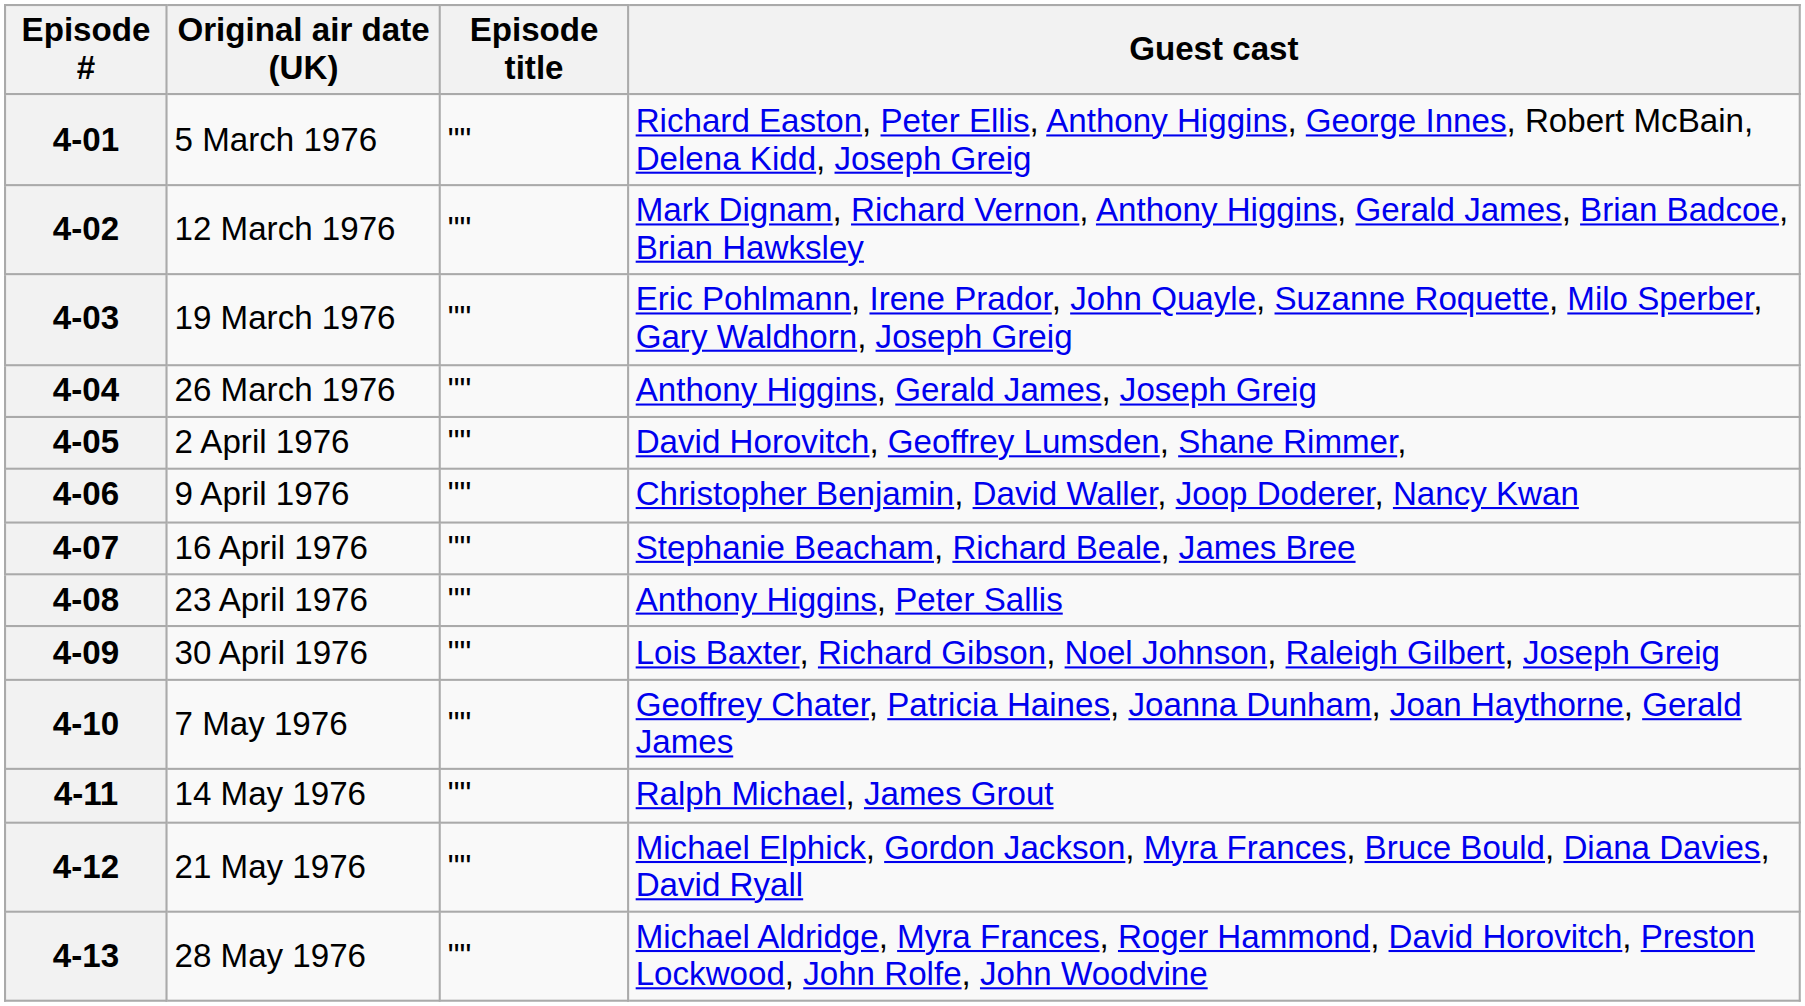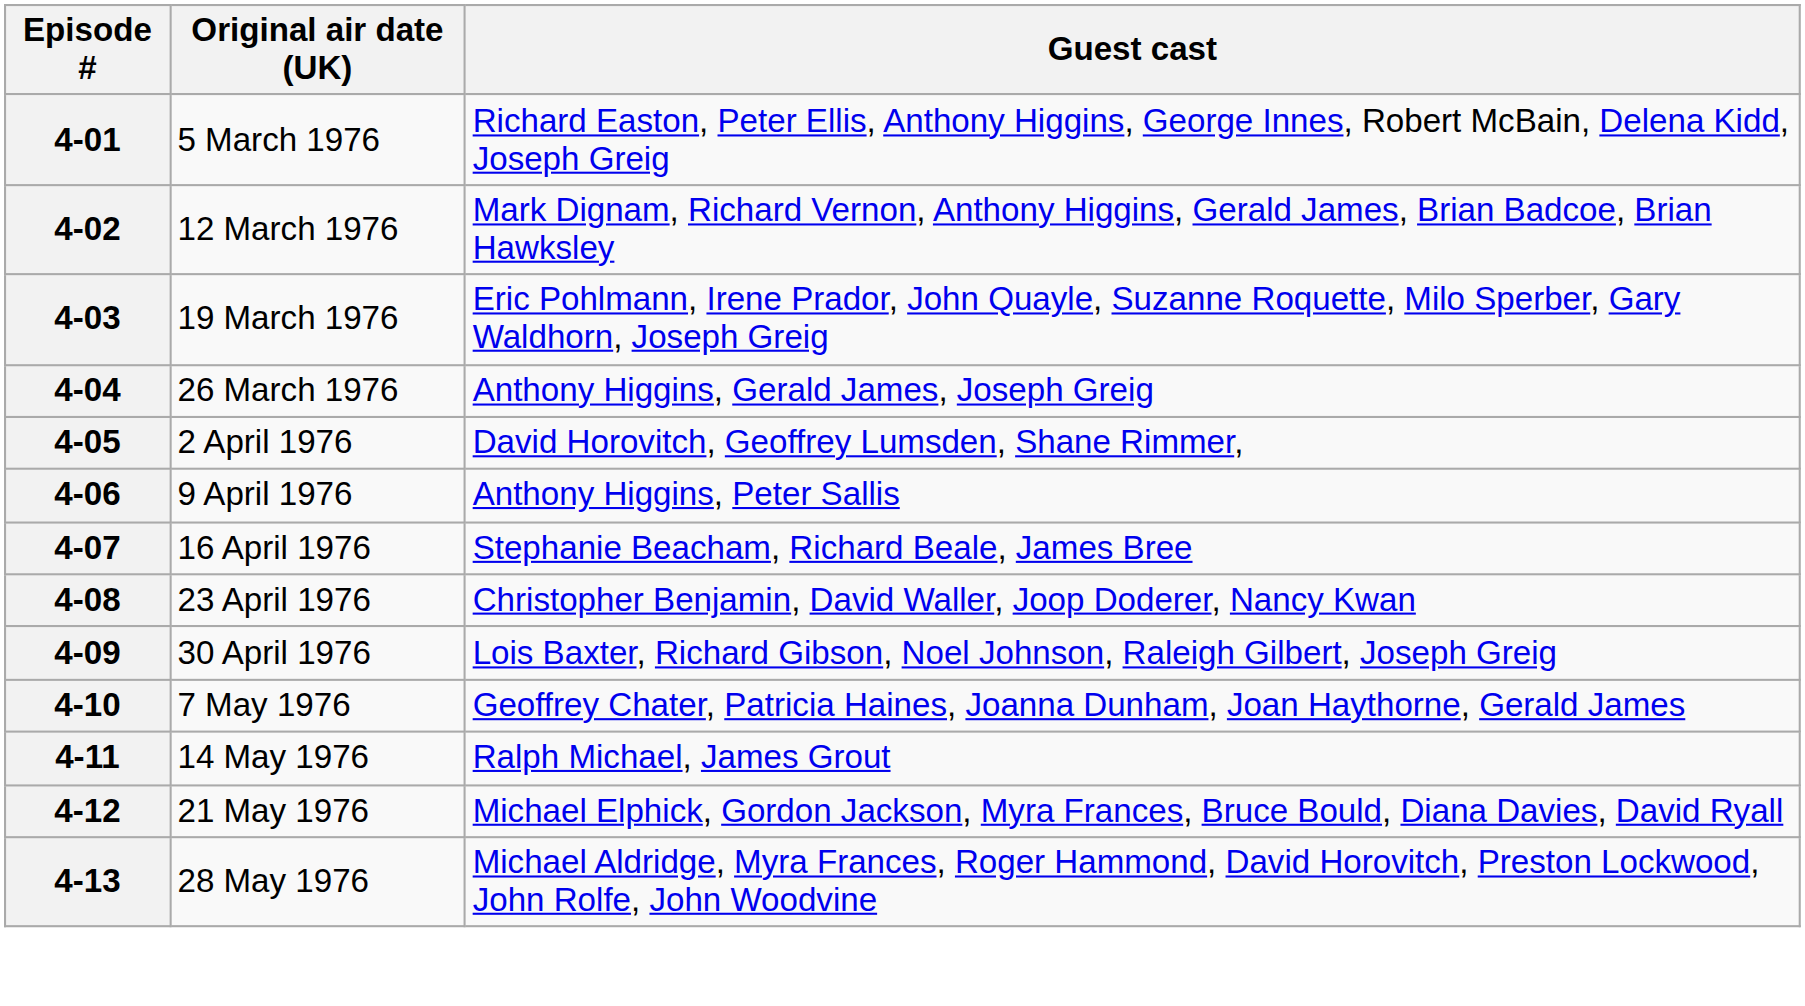- column: (534, 49)
(1107, 494) Christopher Benjamin, David Waller, Joop Doderer, Nancy Kwan -> (686, 494) Anthony Higgins, Peter Sallis
(849, 600) Anthony Higgins, Peter Sallis -> (944, 600) Christopher Benjamin, David Waller, Joop Doderer, Nancy Kwan
